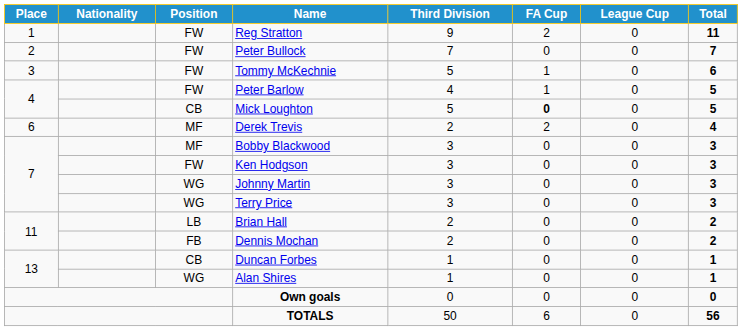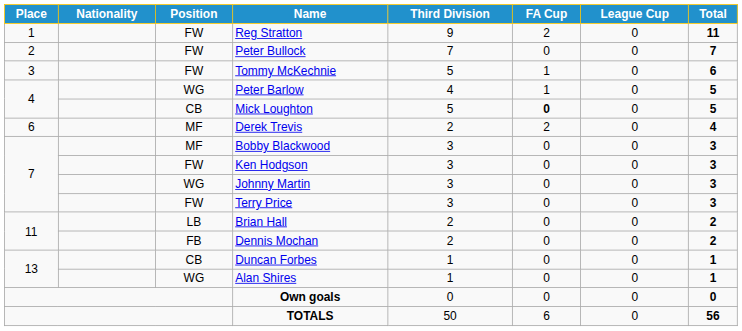(194, 90) FW -> (194, 90) WG
(194, 203) WG -> (194, 203) FW
